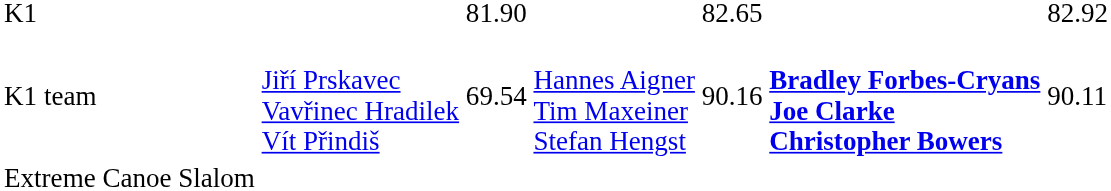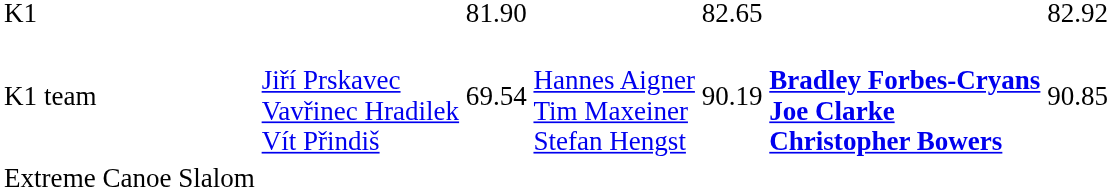(732, 95) 90.16 -> (732, 95) 90.19
(1077, 95) 90.11 -> (1078, 95) 90.85
